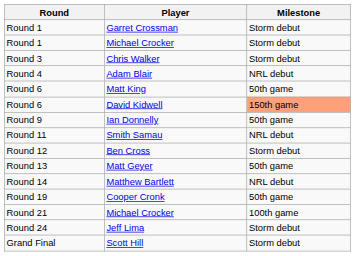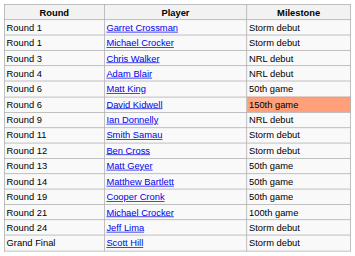(274, 58) Storm debut -> (271, 58) NRL debut
(271, 120) 50th game -> (271, 120) NRL debut
(271, 135) NRL debut -> (274, 135) Storm debut
(271, 181) NRL debut -> (271, 181) 50th game
